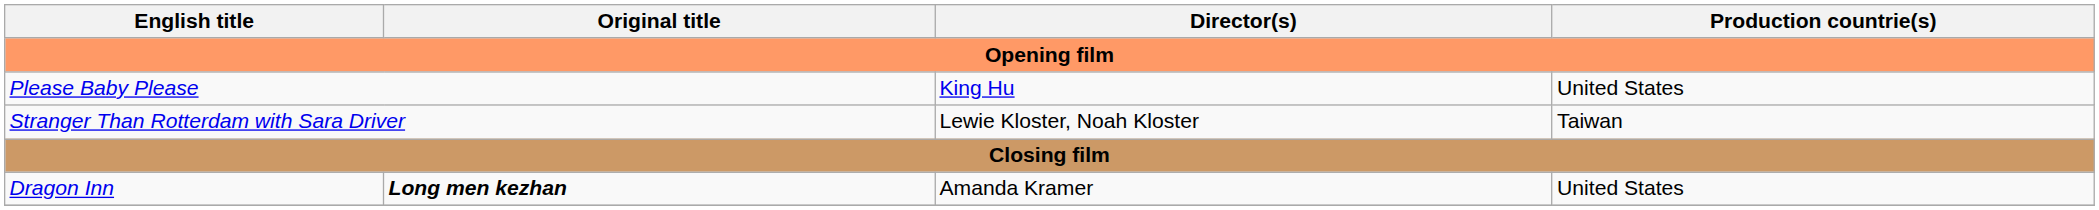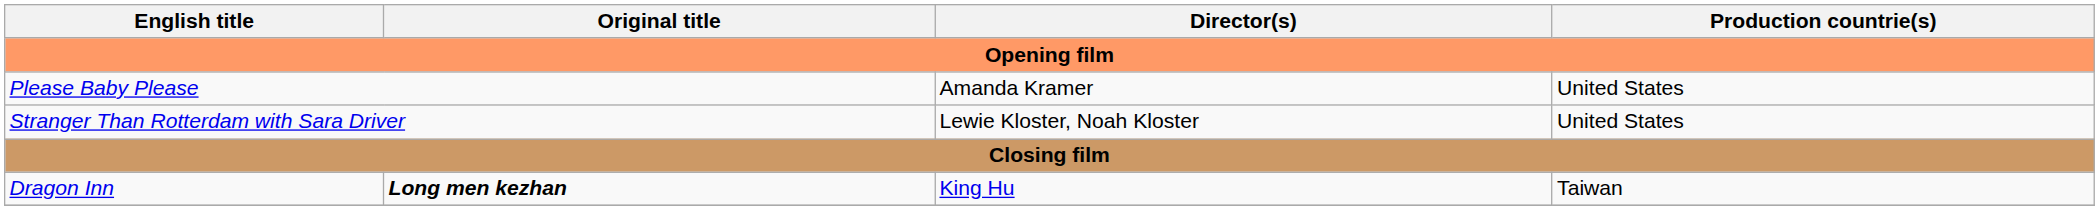(977, 88) King Hu -> (1016, 88) Amanda Kramer
(1590, 121) Taiwan -> (1620, 121) United States
(1016, 188) Amanda Kramer -> (977, 188) King Hu
(1620, 188) United States -> (1590, 188) Taiwan
